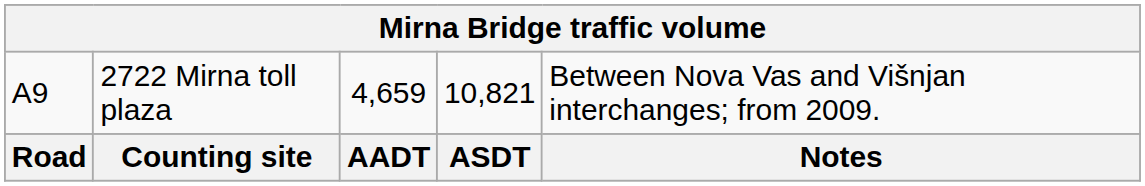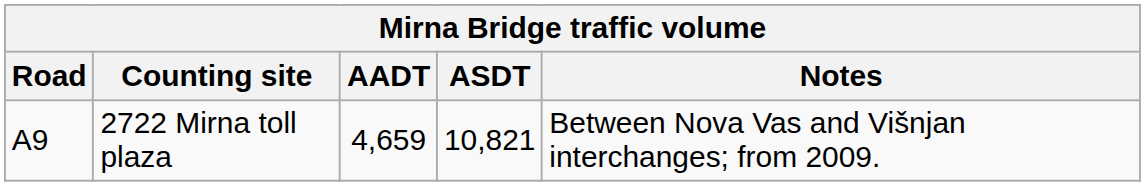rows swapped: (49, 156) <-> (30, 92)
